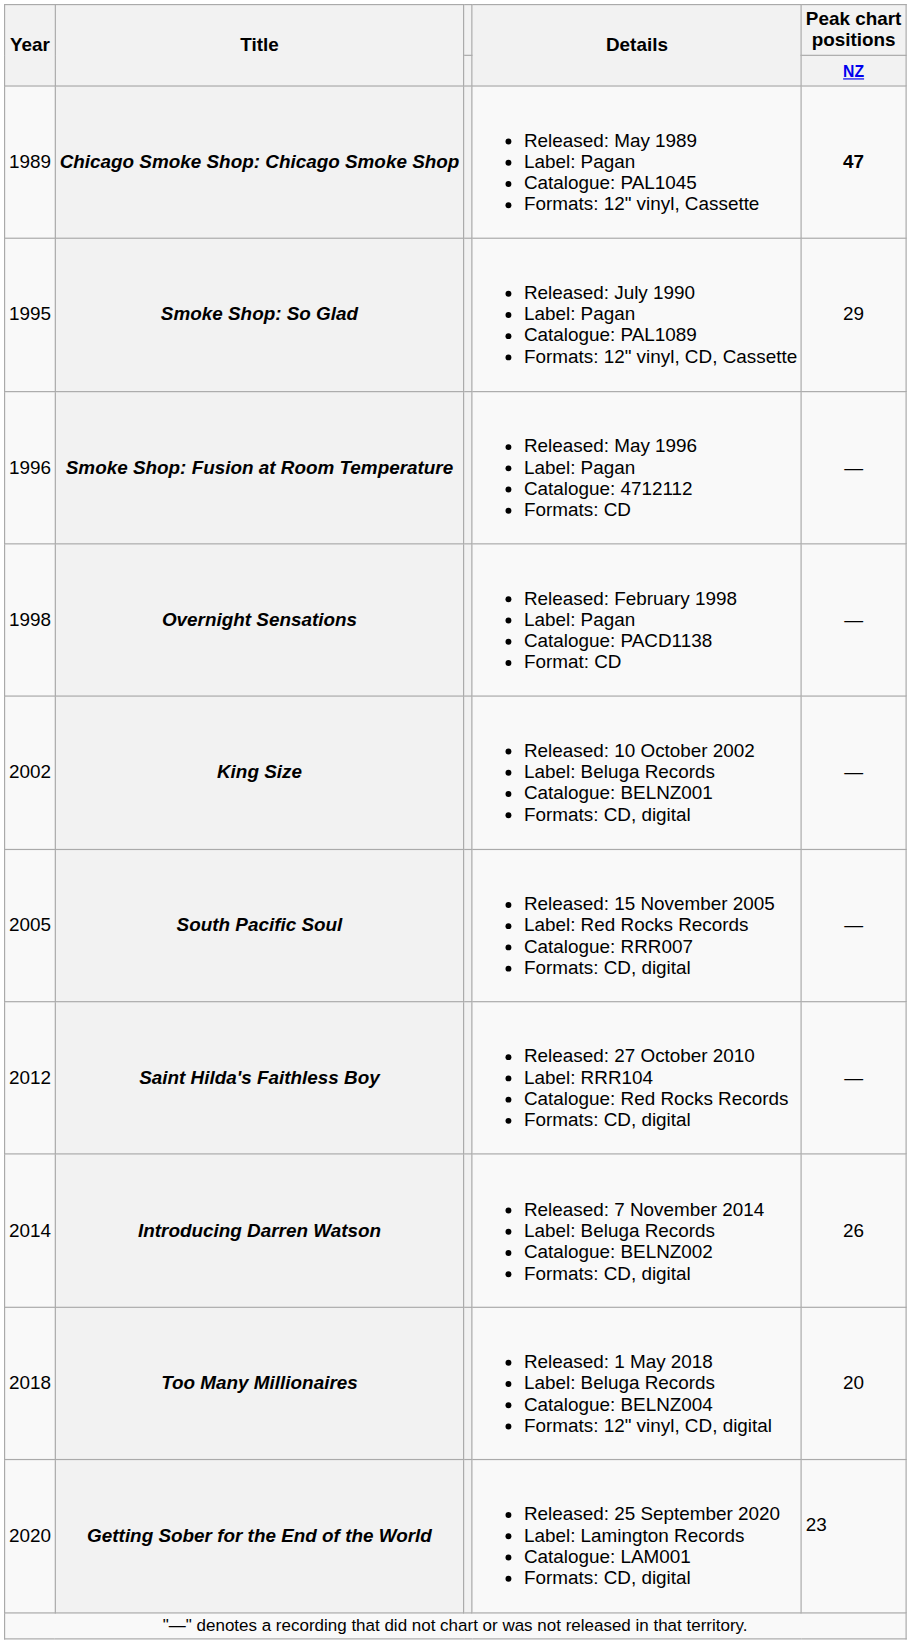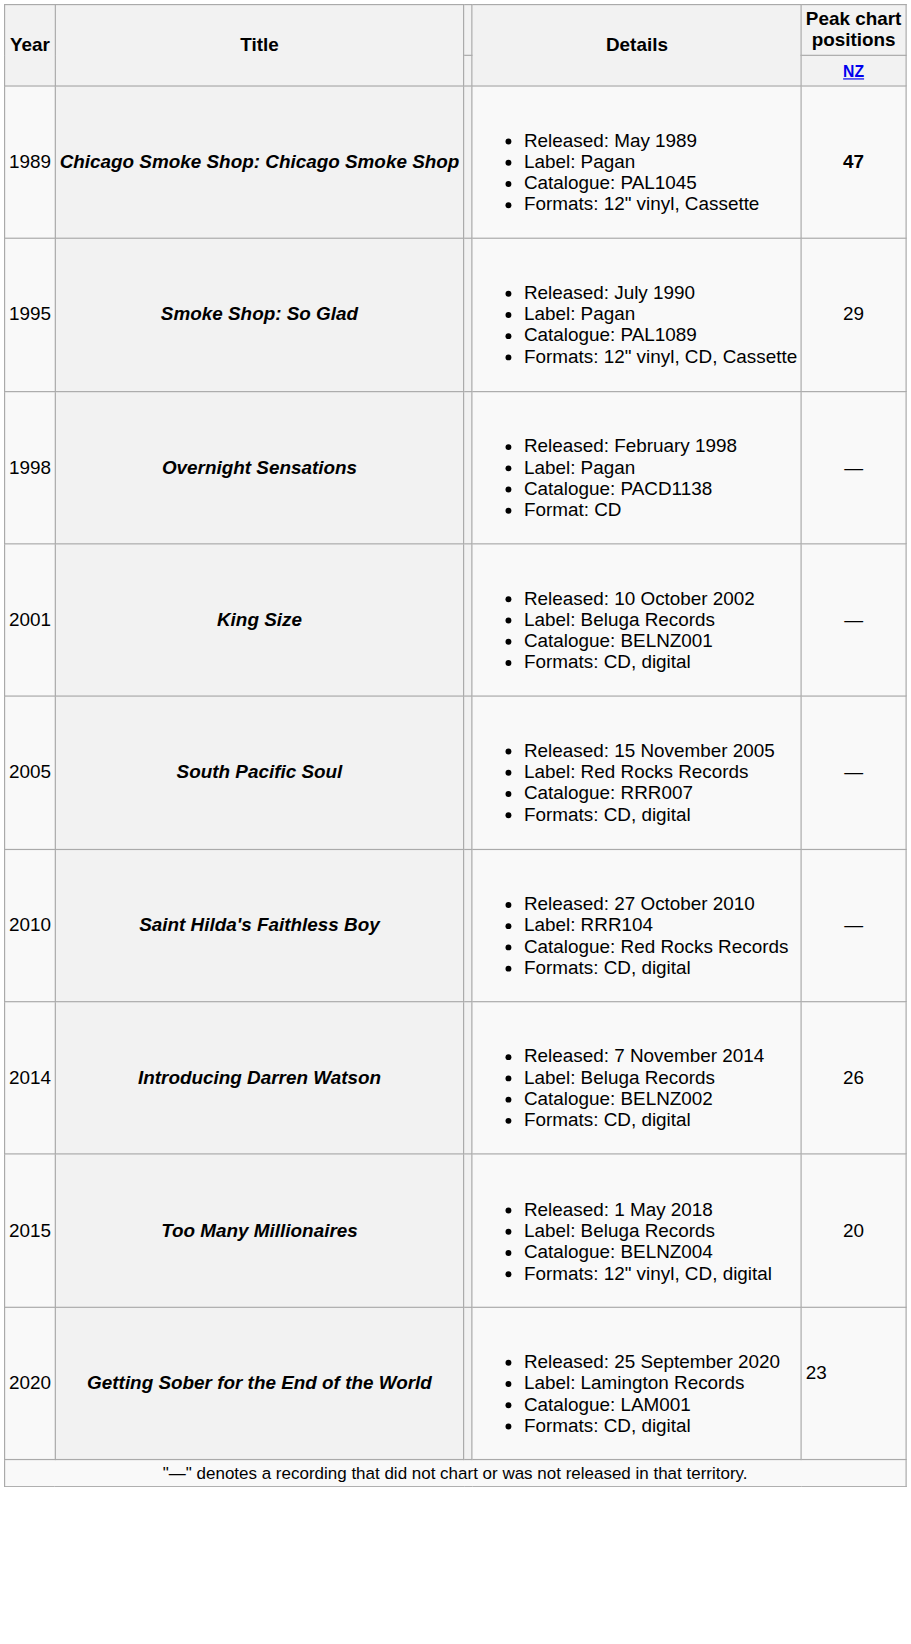- row: (259, 467)
(30, 772) 2002 -> (30, 619) 2001
(30, 1077) 2012 -> (30, 925) 2010
(30, 1383) 2018 -> (30, 1230) 2015
